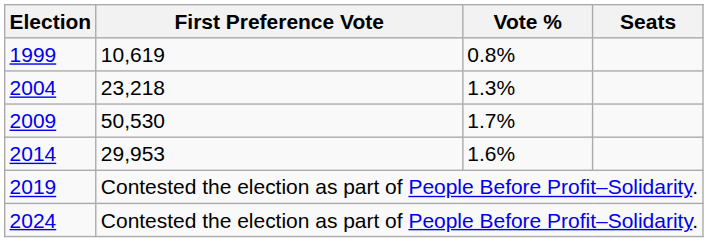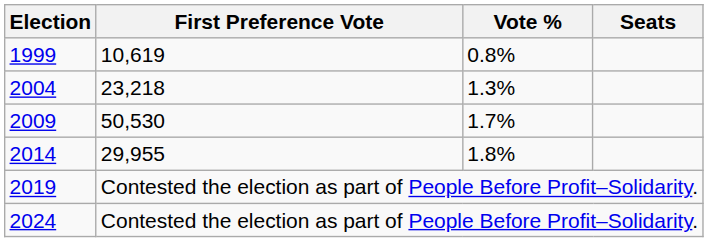(133, 154) 29,953 -> (133, 154) 29,955
(491, 154) 1.6% -> (491, 154) 1.8%
